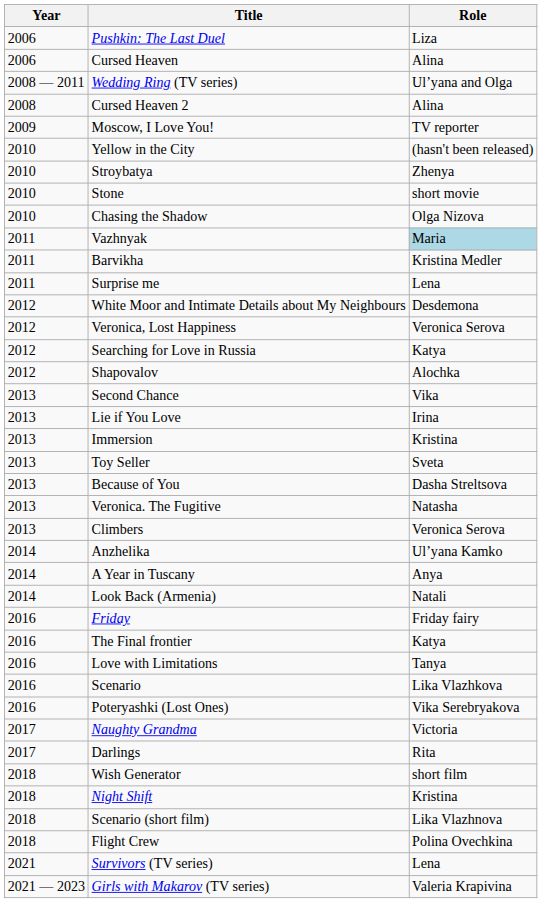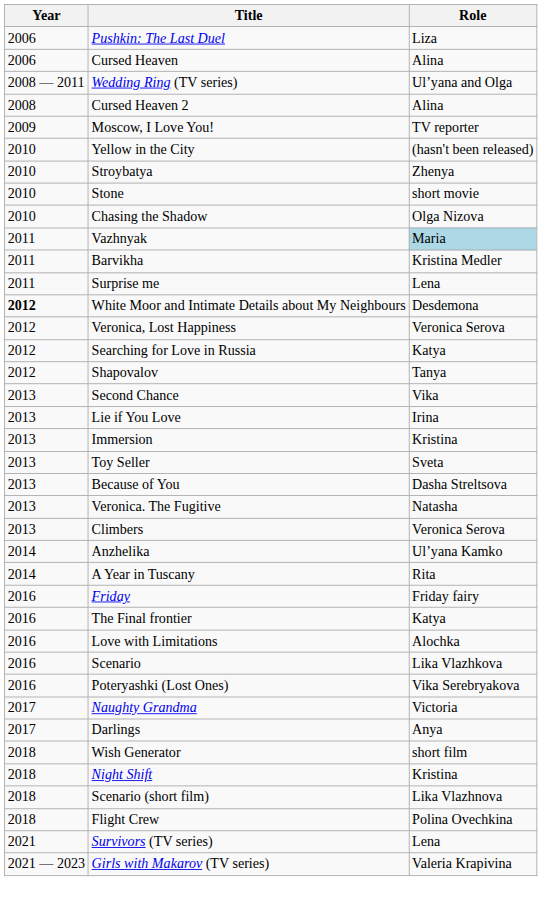(22, 305) normal -> (22, 305) bold
(436, 372) Alochka -> (429, 372) Tanya
(427, 573) Anya -> (424, 573) Rita
- row: (154, 596)
(429, 663) Tanya -> (436, 640) Alochka
(424, 752) Rita -> (427, 730) Anya
